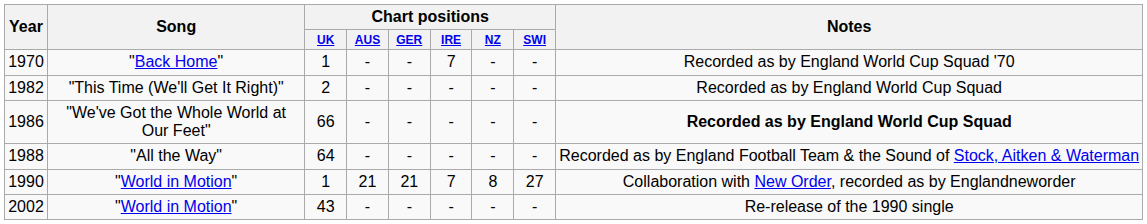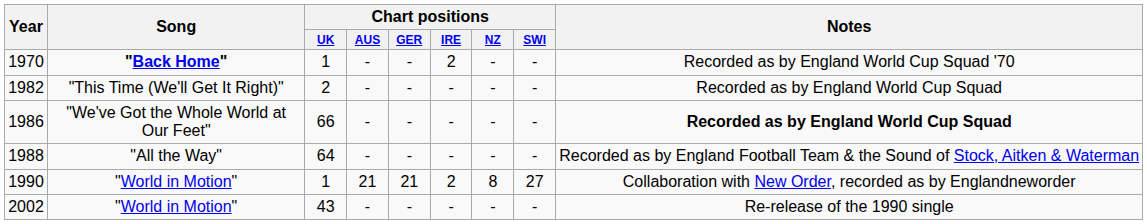(176, 62) normal -> (176, 62) bold
(451, 62) 7 -> (451, 62) 2
(451, 181) 7 -> (451, 181) 2
